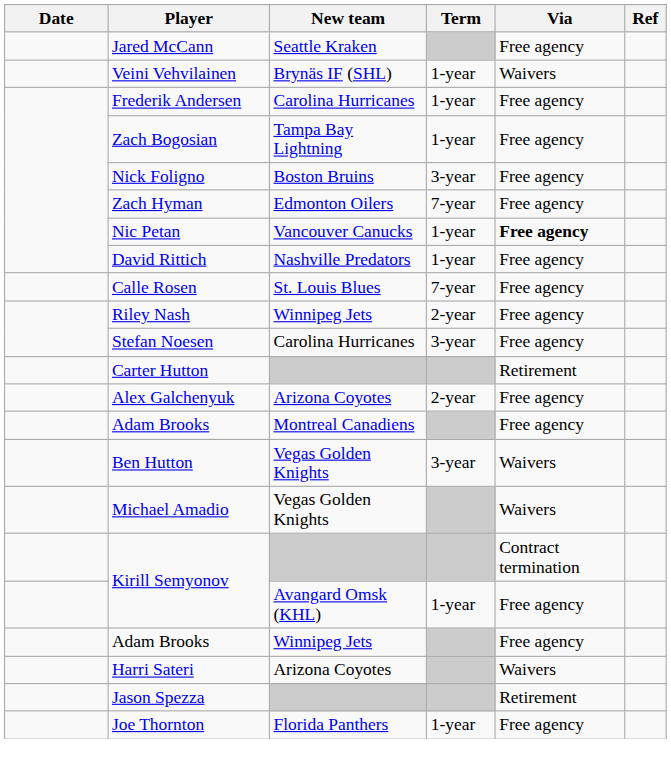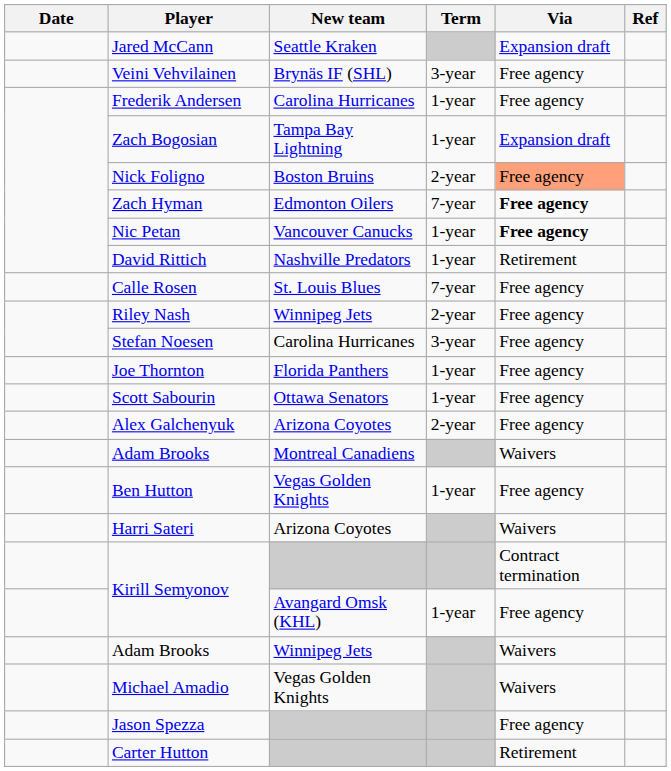(542, 45) Free agency -> (555, 45) Expansion draft
(453, 73) 1-year -> (453, 73) 3-year
(528, 73) Waivers -> (542, 73) Free agency
(542, 138) Free agency -> (555, 138) Expansion draft
(453, 176) 3-year -> (453, 176) 2-year
(542, 176) no background -> (542, 176) lightsalmon background
(542, 203) normal -> (544, 203) bold
(542, 259) Free agency -> (538, 259) Retirement
rows swapped: (158, 724) <-> (160, 369)
+ row: (164, 397)
(542, 425) Free agency -> (528, 452) Waivers
(453, 462) 3-year -> (453, 490) 1-year
(528, 462) Waivers -> (542, 490) Free agency
rows swapped: (170, 509) <-> (153, 669)
(542, 641) Free agency -> (528, 649) Waivers
(538, 697) Retirement -> (542, 724) Free agency
